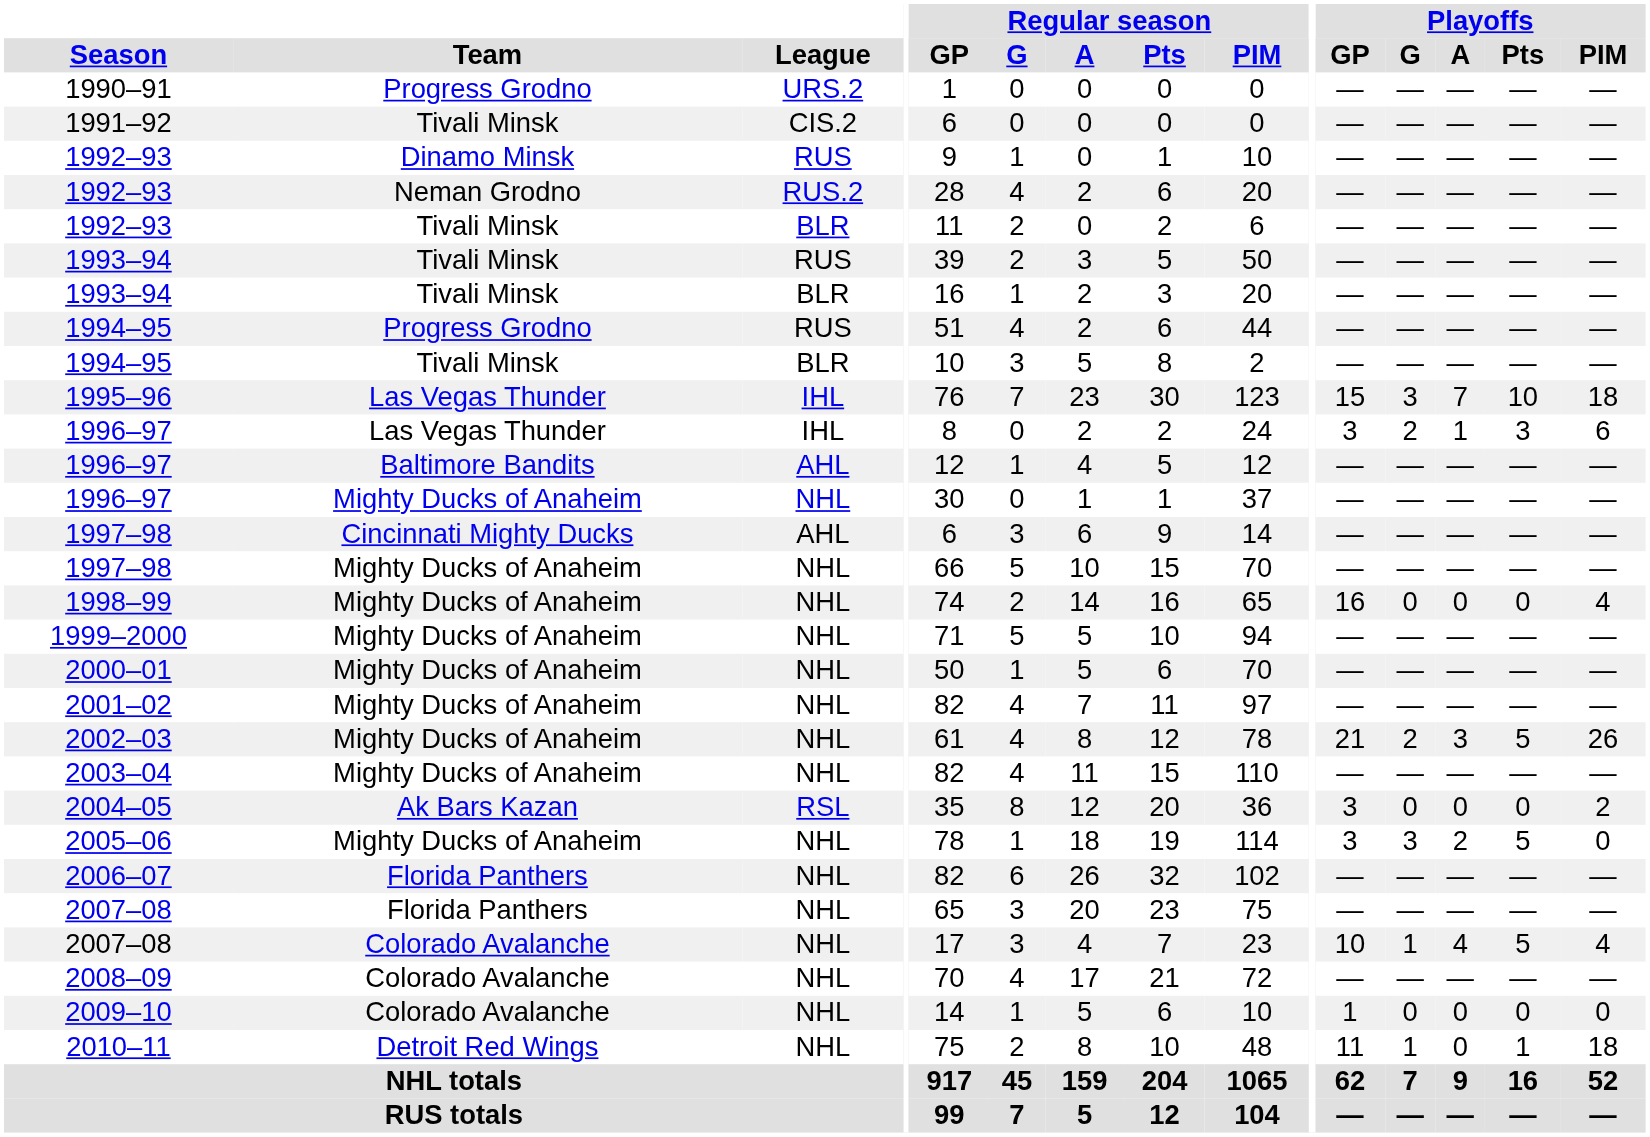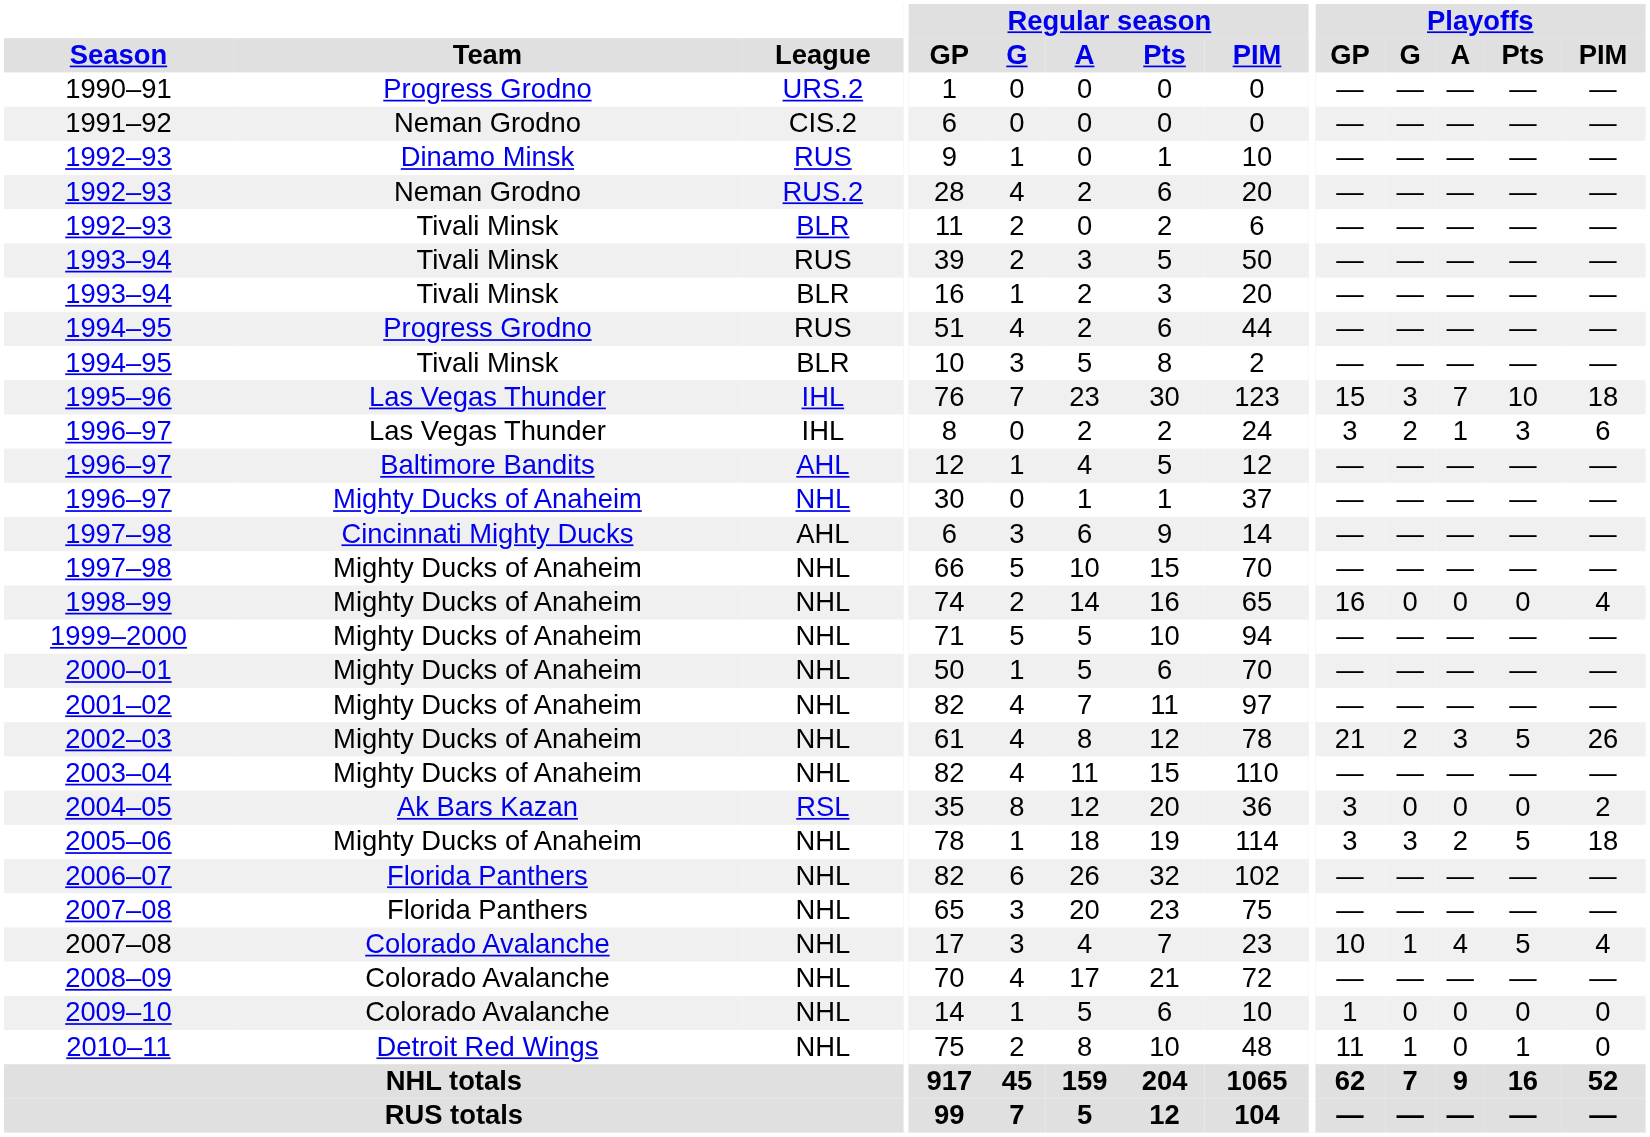(487, 123) Tivali Minsk -> (487, 123) Neman Grodno
(1603, 841) 0 -> (1603, 841) 18
(1603, 1046) 18 -> (1603, 1046) 0
